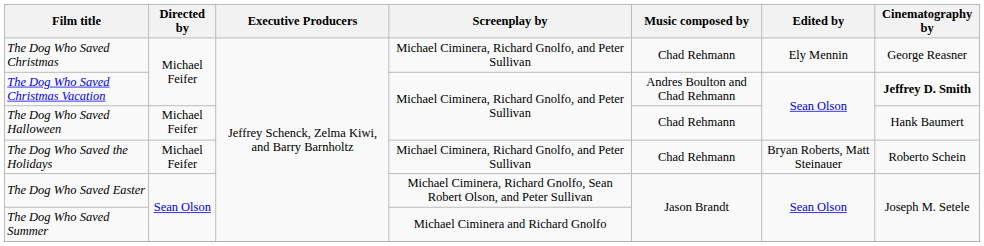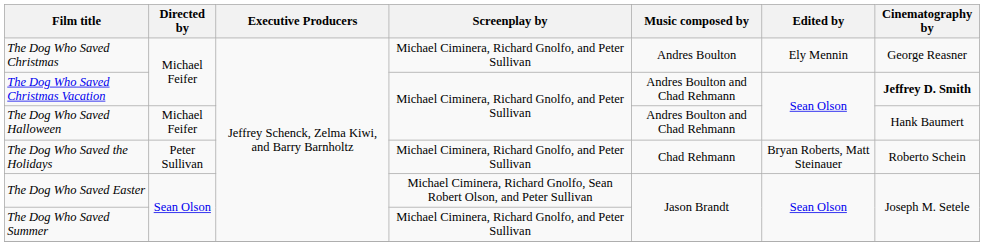(697, 55) Chad Rehmann -> (697, 55) Andres Boulton
(697, 122) Chad Rehmann -> (697, 122) Andres Boulton and Chad Rehmann
(182, 156) Michael Feifer -> (182, 156) Peter Sullivan
(510, 224) Michael Ciminera and Richard Gnolfo -> (510, 224) Michael Ciminera, Richard Gnolfo, and Peter Sullivan
